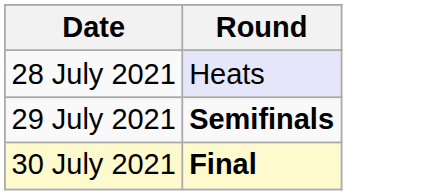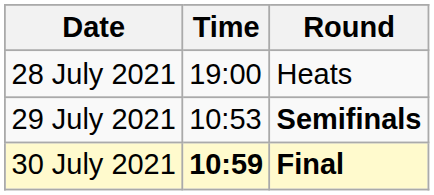+ column: (226, 27)
(227, 73) lavender background -> (314, 73) no background
